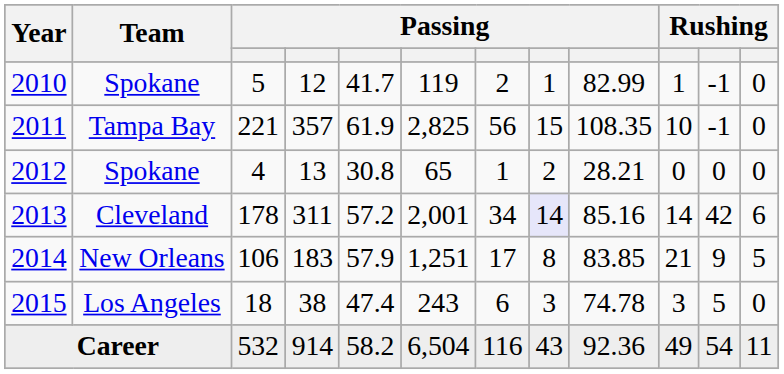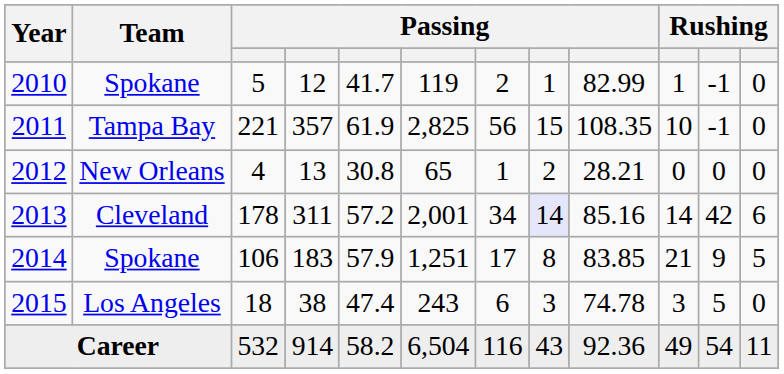(152, 170) Spokane -> (152, 170) New Orleans
(152, 258) New Orleans -> (152, 258) Spokane
